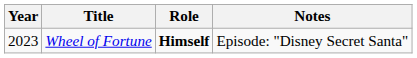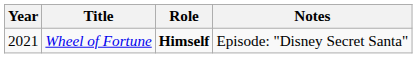(23, 40) 2023 -> (23, 40) 2021
